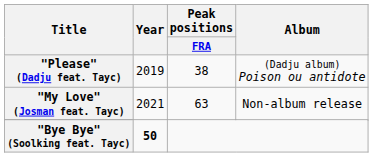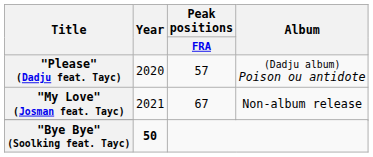(150, 71) 2019 -> (150, 71) 2020
(201, 71) 38 -> (201, 71) 57
(201, 104) 63 -> (201, 104) 67
